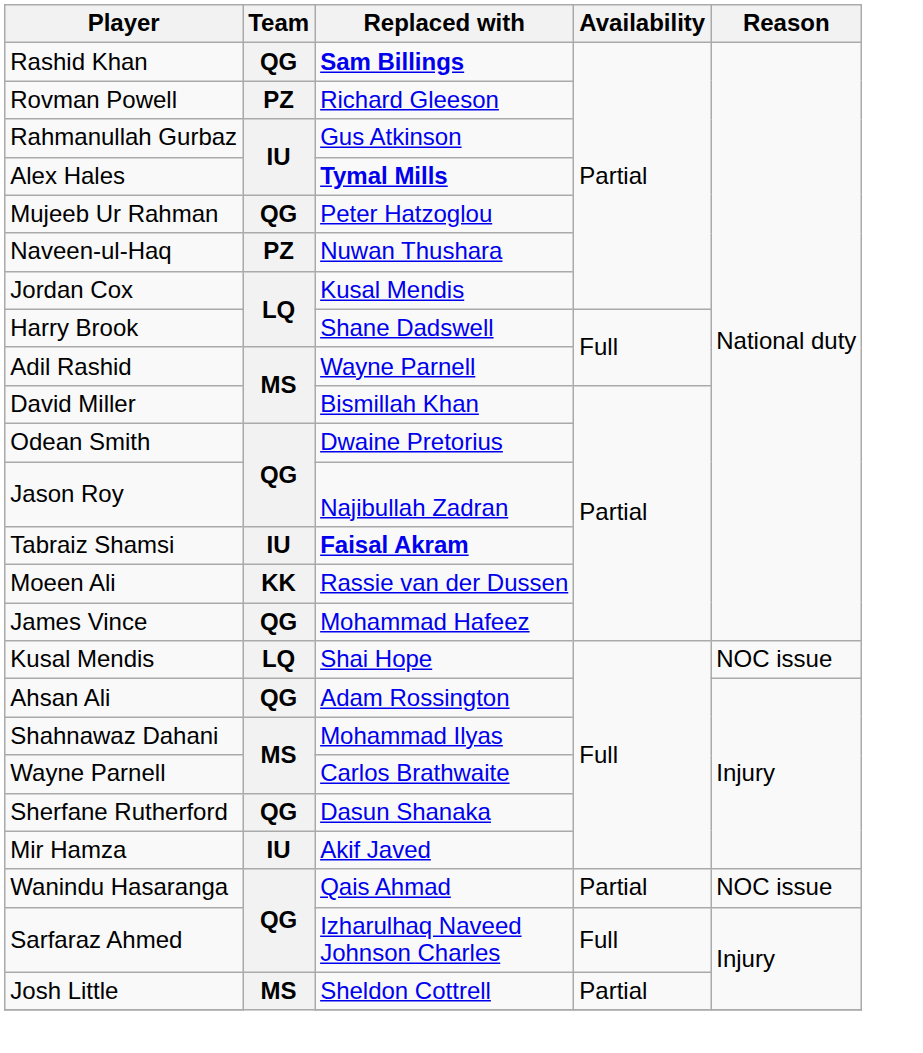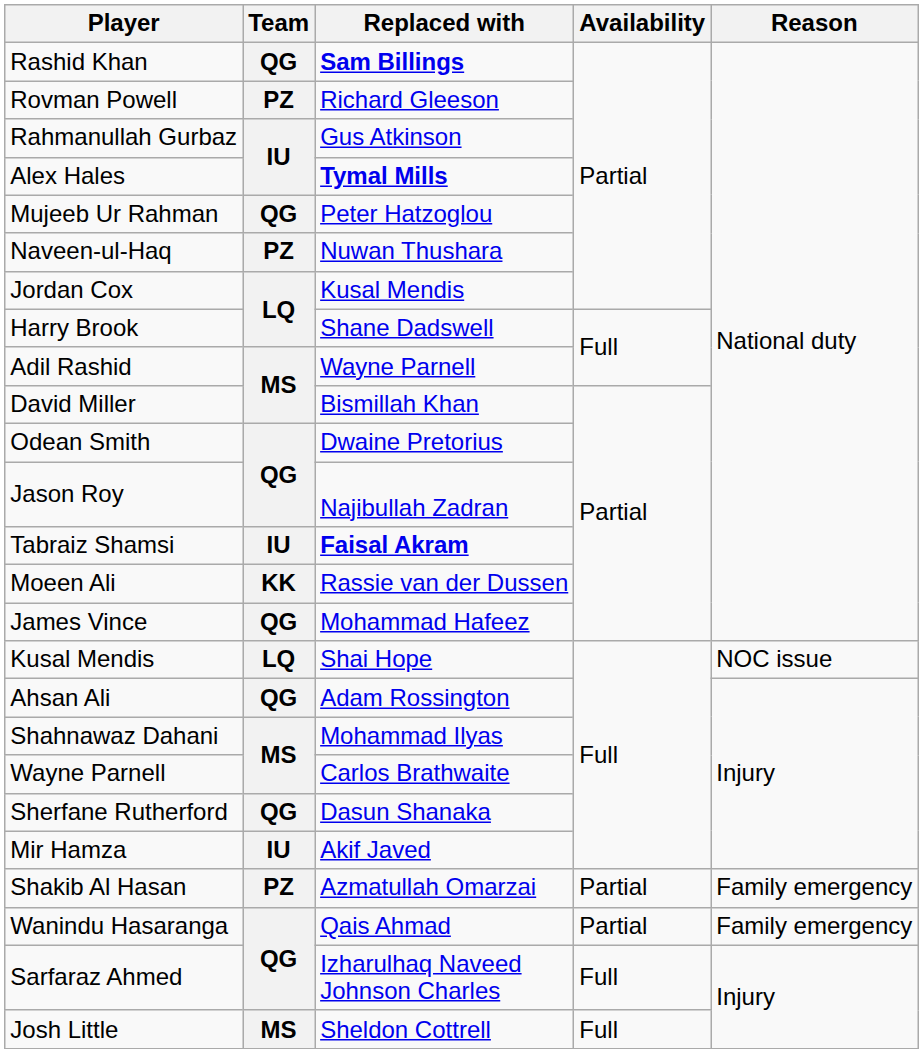+ row: (98, 887)
(774, 887) NOC issue -> (814, 925) Family emergency
(613, 991) Partial -> (599, 1029) Full
